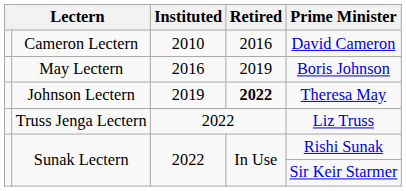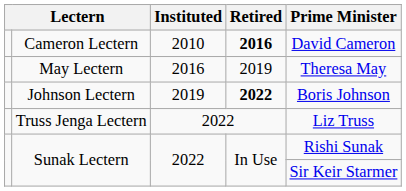(256, 43) normal -> (256, 43) bold
(343, 69) Boris Johnson -> (343, 69) Theresa May
(343, 95) Theresa May -> (343, 95) Boris Johnson
